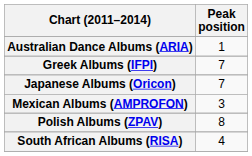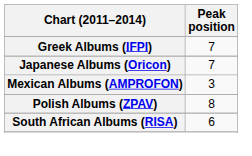- row: (100, 46)
(222, 141) 4 -> (212, 122) 6
